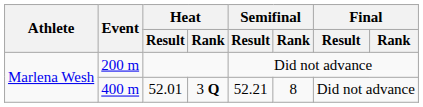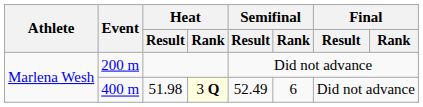(165, 90) 52.01 -> (165, 90) 51.98
(208, 90) no background -> (208, 90) lightyellow background
(251, 90) 52.21 -> (251, 90) 52.49
(293, 90) 8 -> (293, 90) 6
